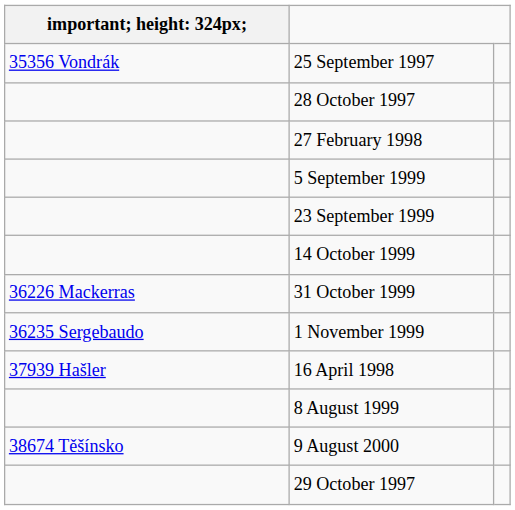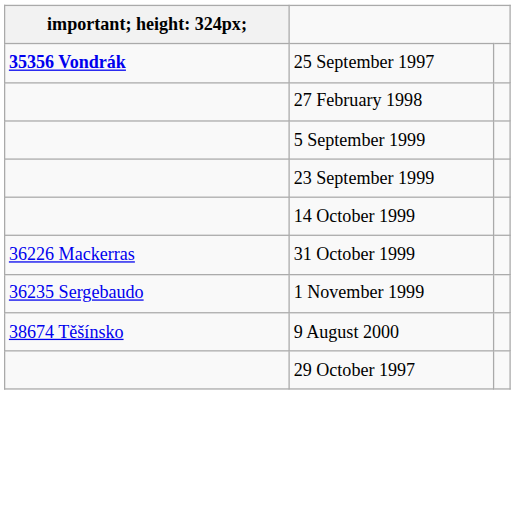(64, 62) normal -> (67, 62) bold
- row: (354, 101)
- row: (344, 369)
- row: (346, 407)
